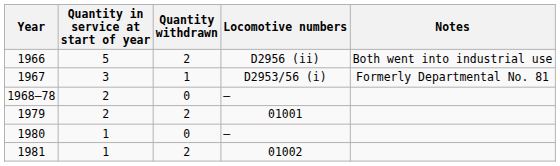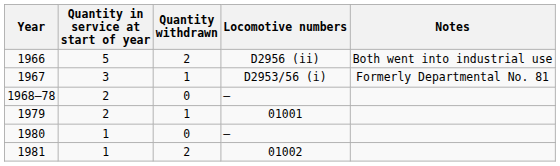(187, 115) 2 -> (187, 115) 1
